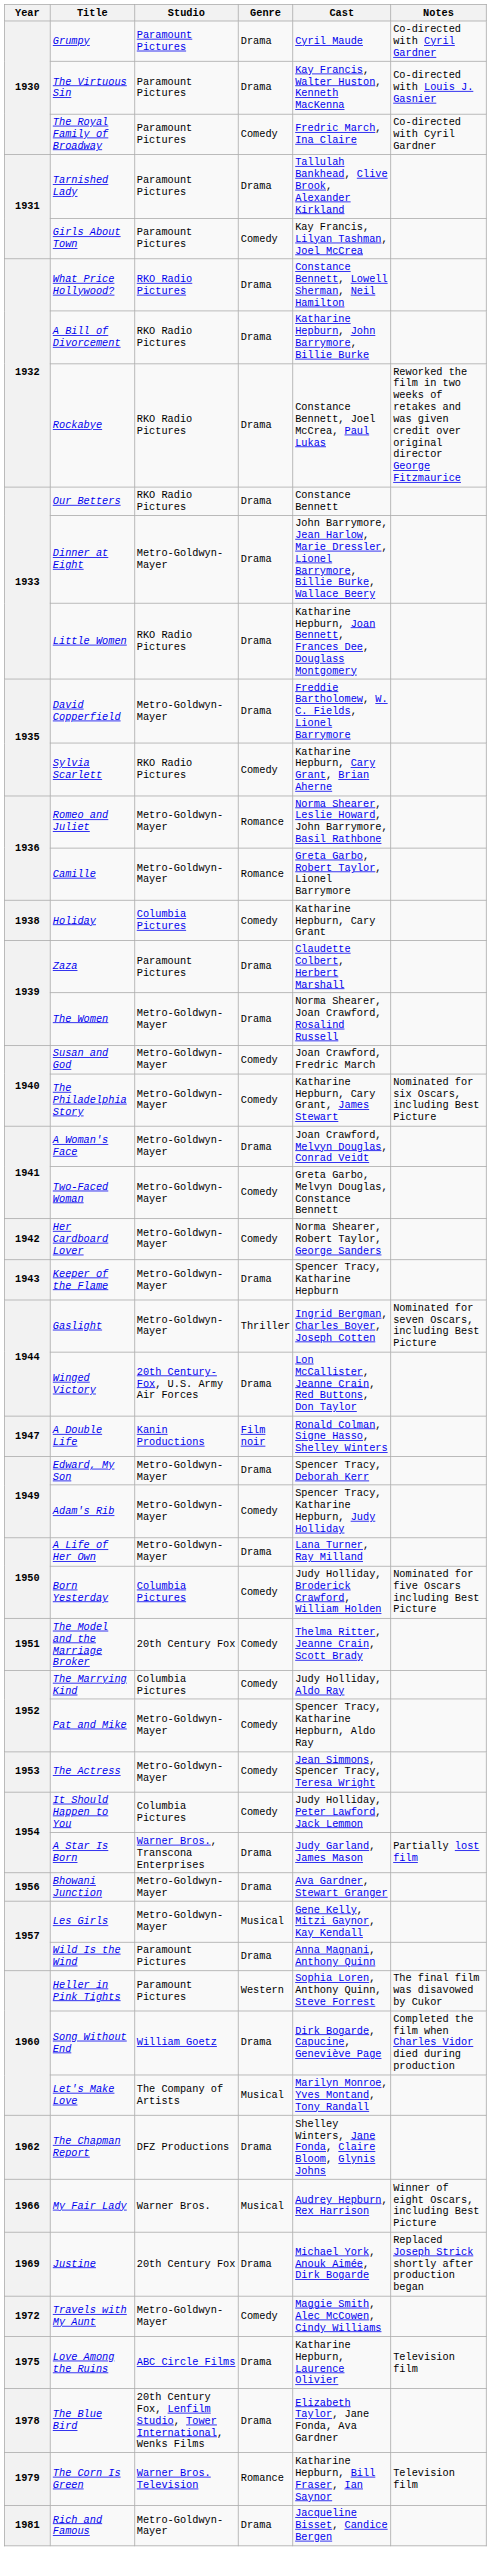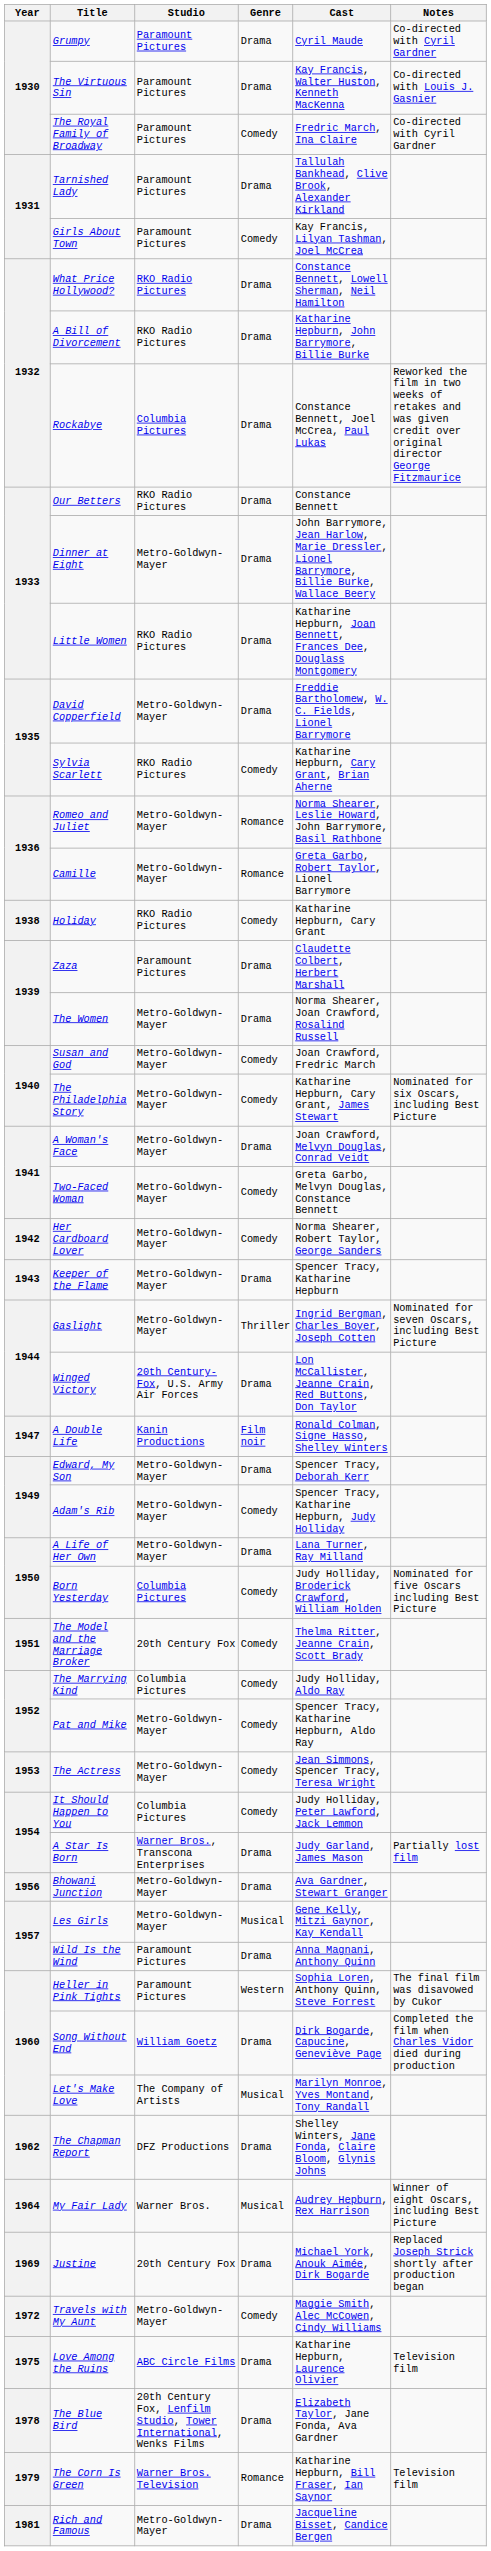(165, 425) RKO Radio Pictures -> (161, 425) Columbia Pictures
(161, 920) Columbia Pictures -> (165, 920) RKO Radio Pictures
(27, 2206) 1966 -> (27, 2206) 1964
